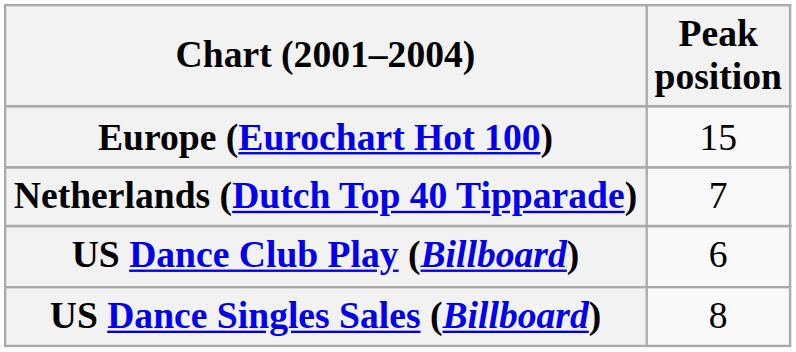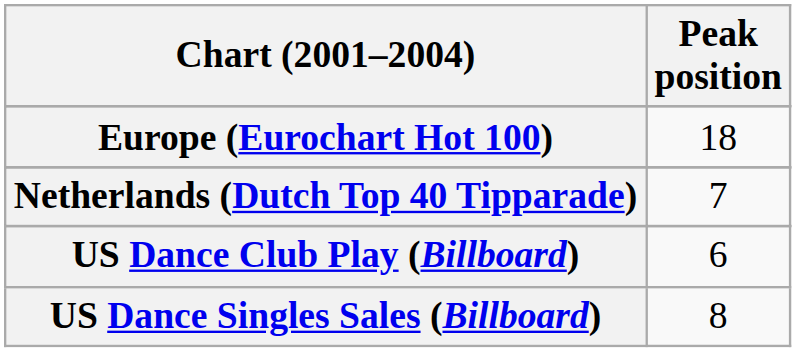(718, 136) 15 -> (718, 136) 18
